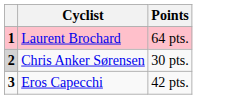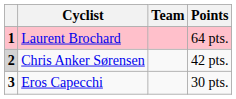+ column: (168, 15)
(170, 60) 30 pts. -> (210, 60) 42 pts.
(170, 82) 42 pts. -> (210, 82) 30 pts.
